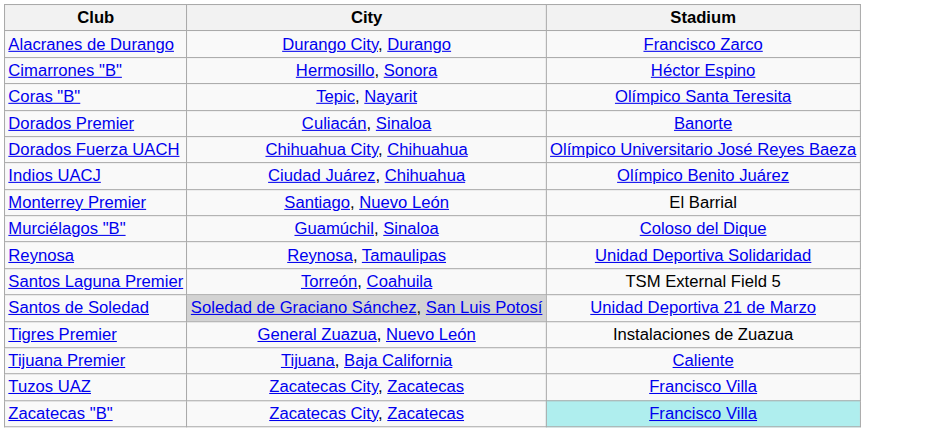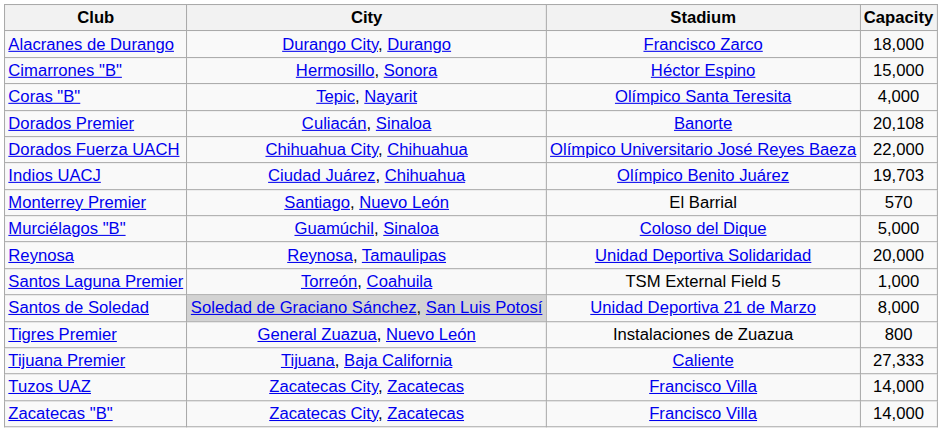+ column: (899, 17)
(703, 413) paleturquoise background -> (703, 413) no background
